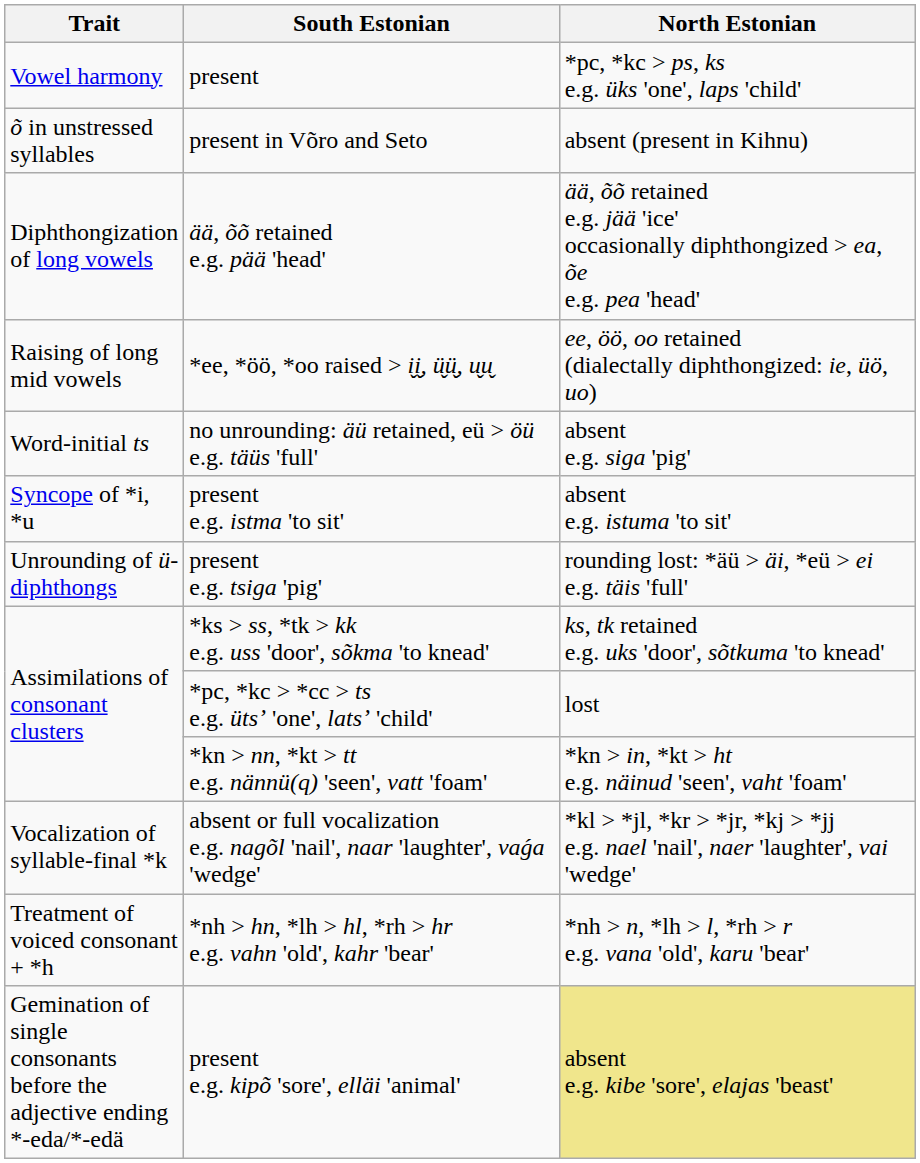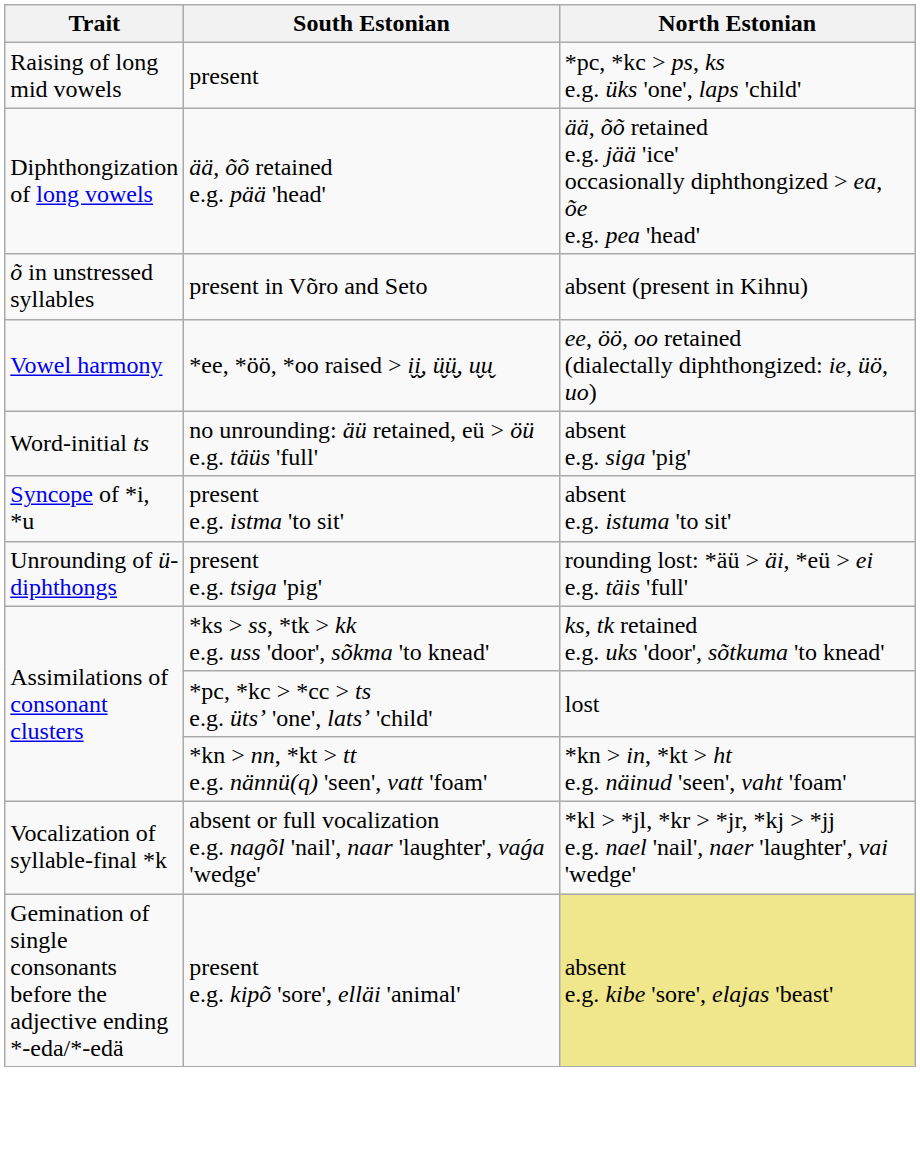(86, 75) Vowel harmony -> (84, 75) Raising of long mid vowels
rows swapped: (308, 140) <-> (261, 245)
(84, 364) Raising of long mid vowels -> (86, 364) Vowel harmony
- row: (321, 939)
